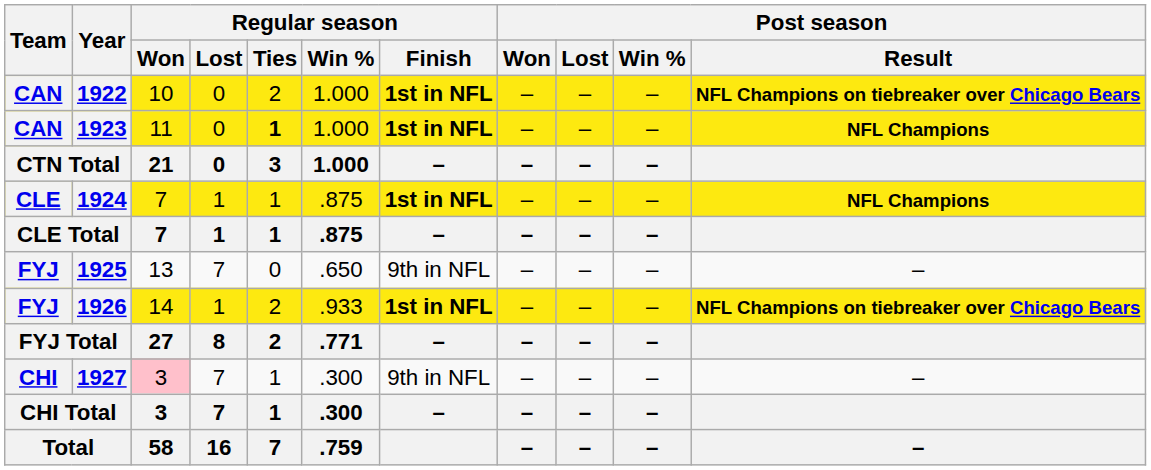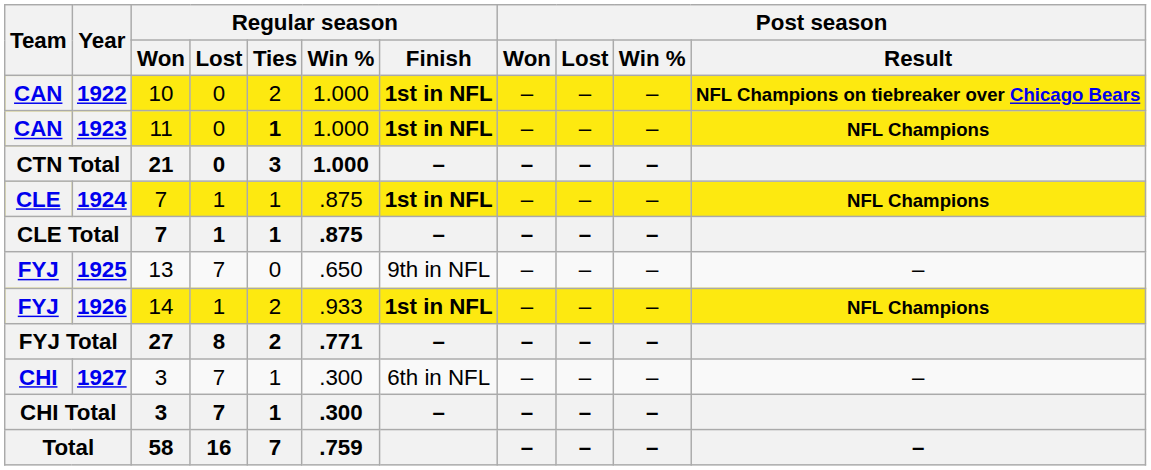(918, 308) NFL Champions on tiebreaker over Chicago Bears -> (918, 308) NFL Champions
(161, 376) pink background -> (161, 376) no background
(439, 376) 9th in NFL -> (439, 376) 6th in NFL
